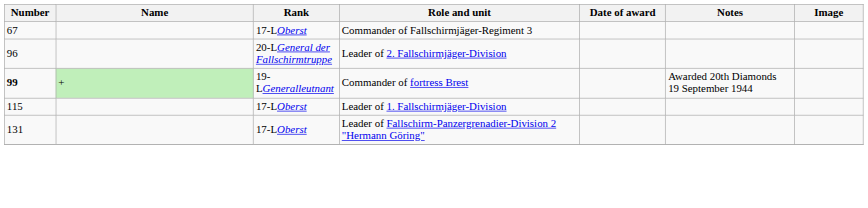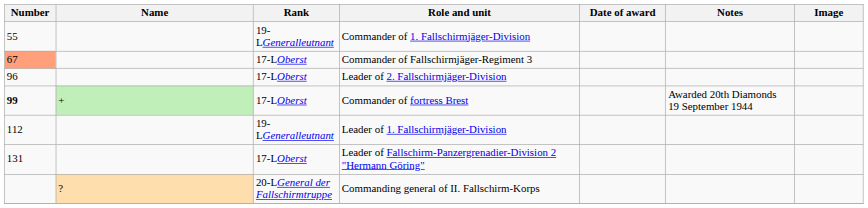+ row: (436, 36)
(12, 30) no background -> (12, 59) lightsalmon background
(294, 53) 20-LGeneral der Fallschirmtruppe -> (281, 77) 17-LOberst
(295, 83) 19-LGeneralleutnant -> (281, 100) 17-LOberst
(15, 106) 115 -> (15, 130) 112
(281, 106) 17-LOberst -> (295, 130) 19-LGeneralleutnant
+ row: (441, 188)
